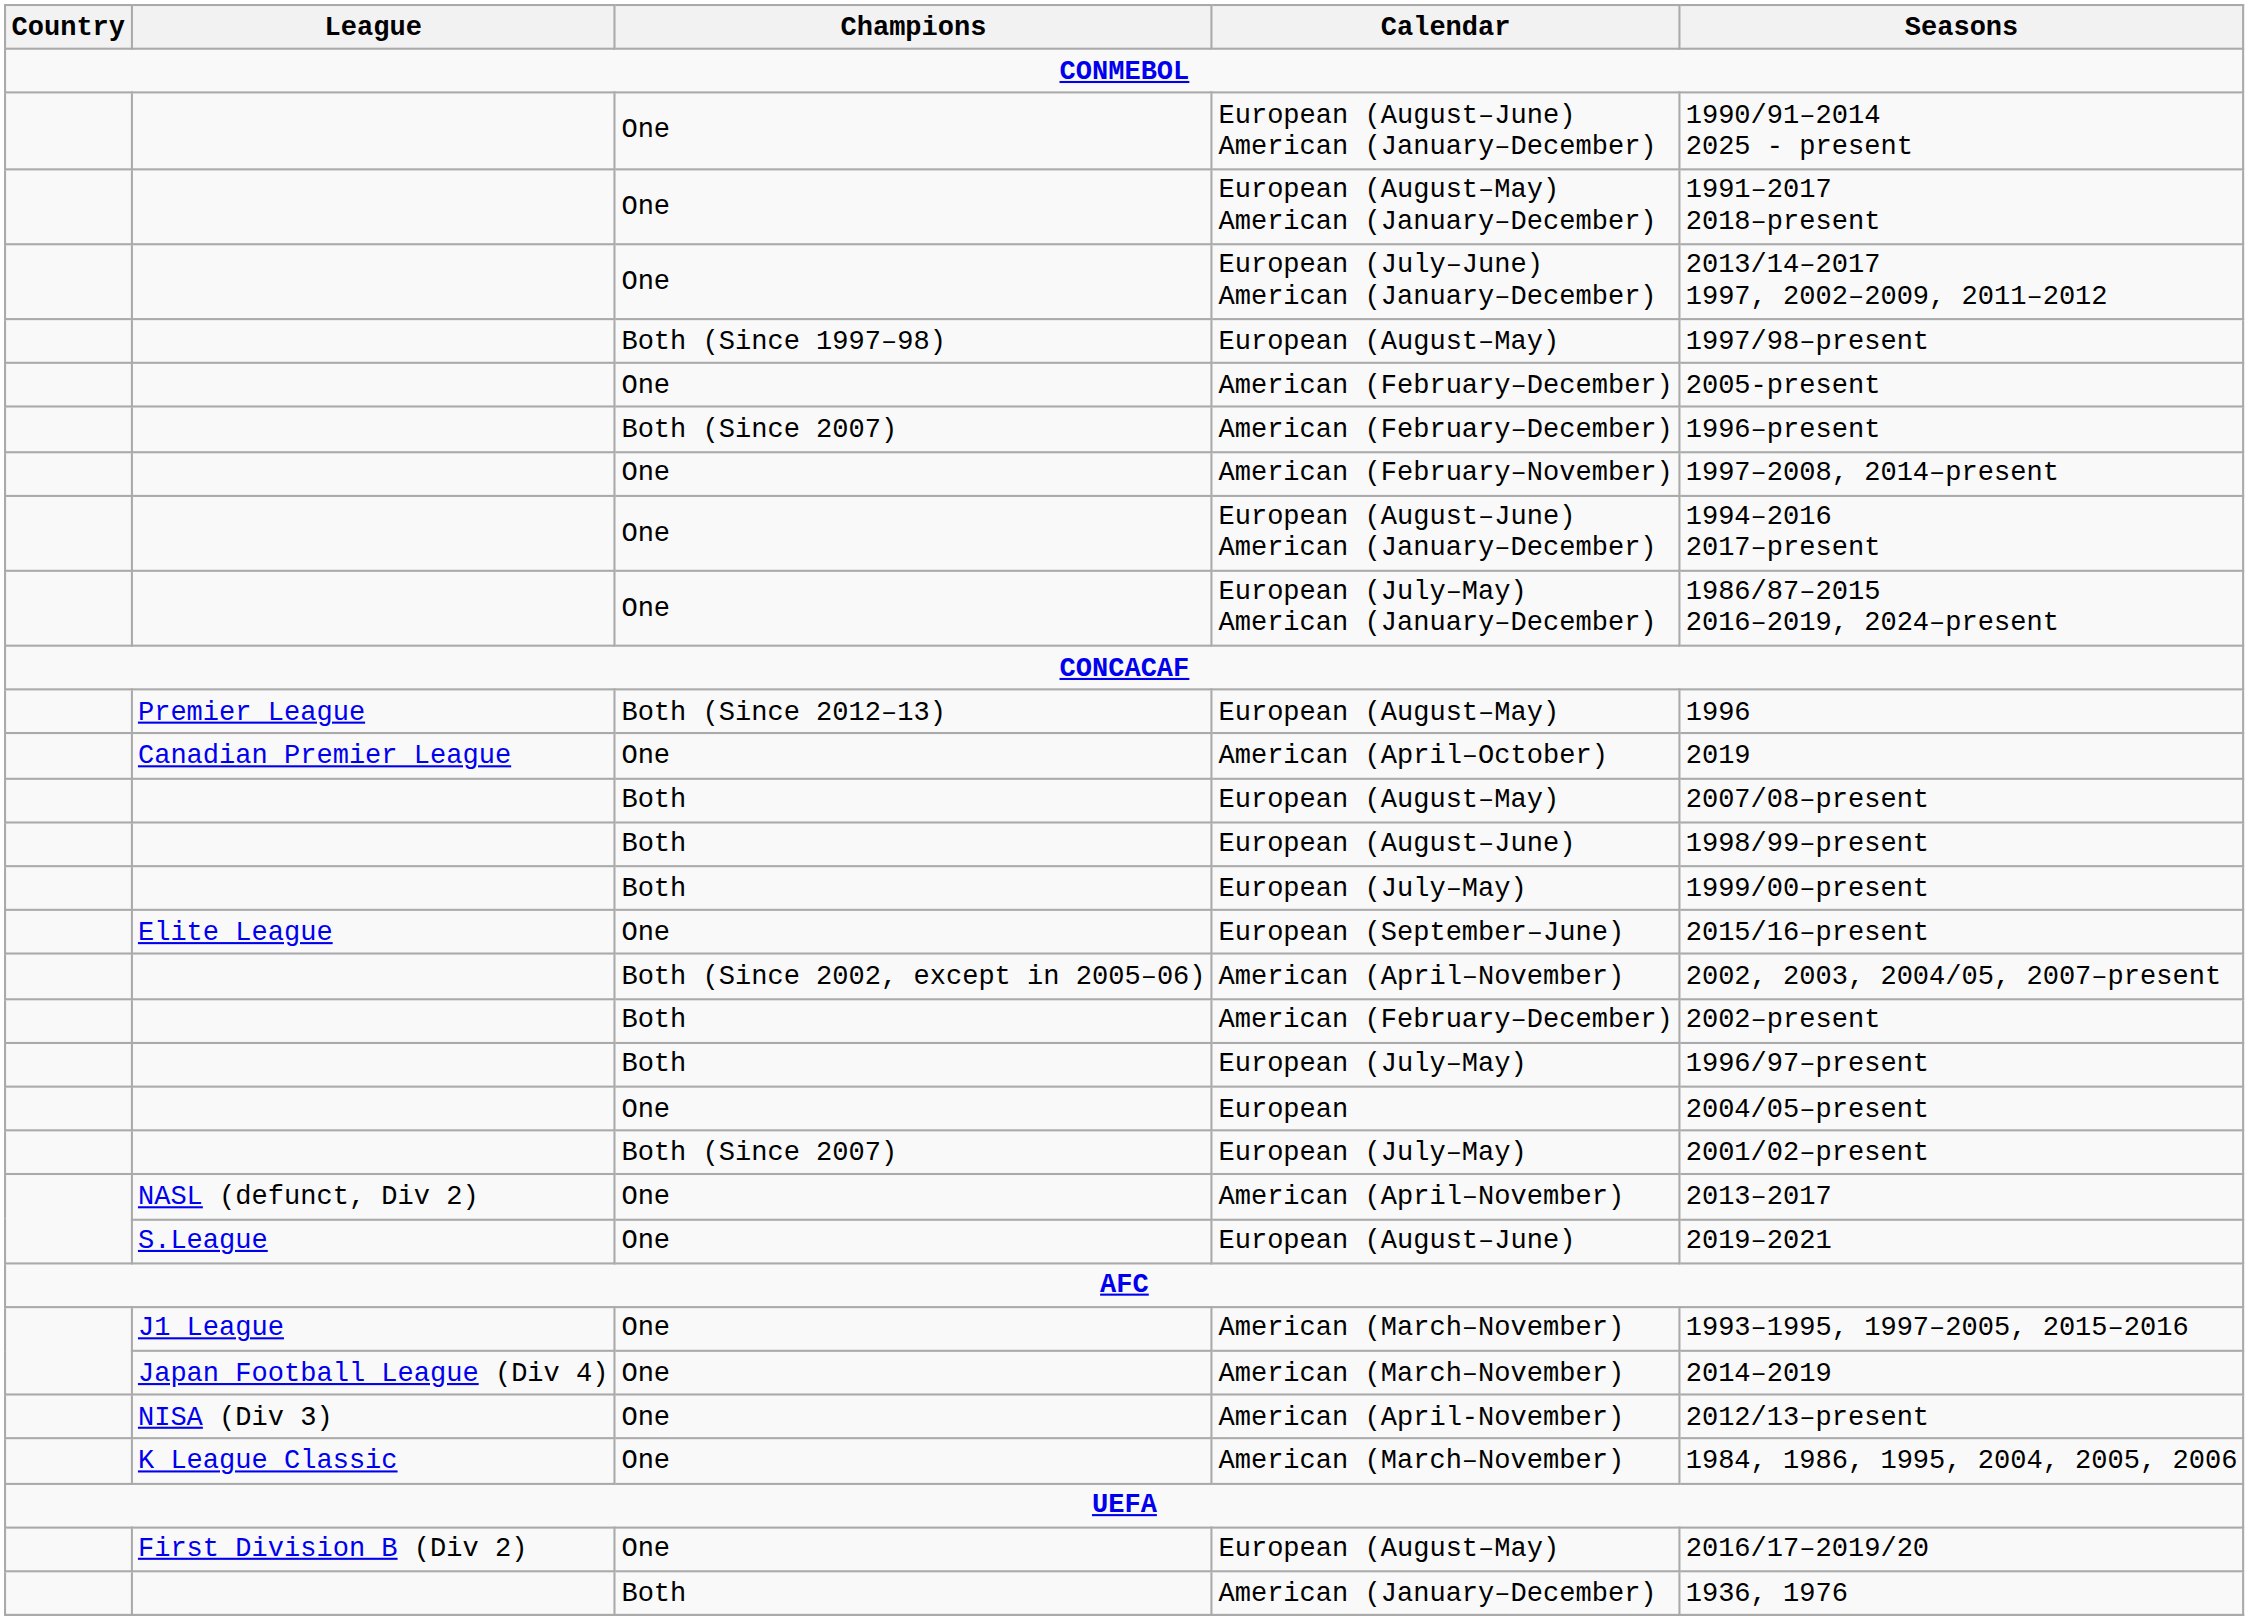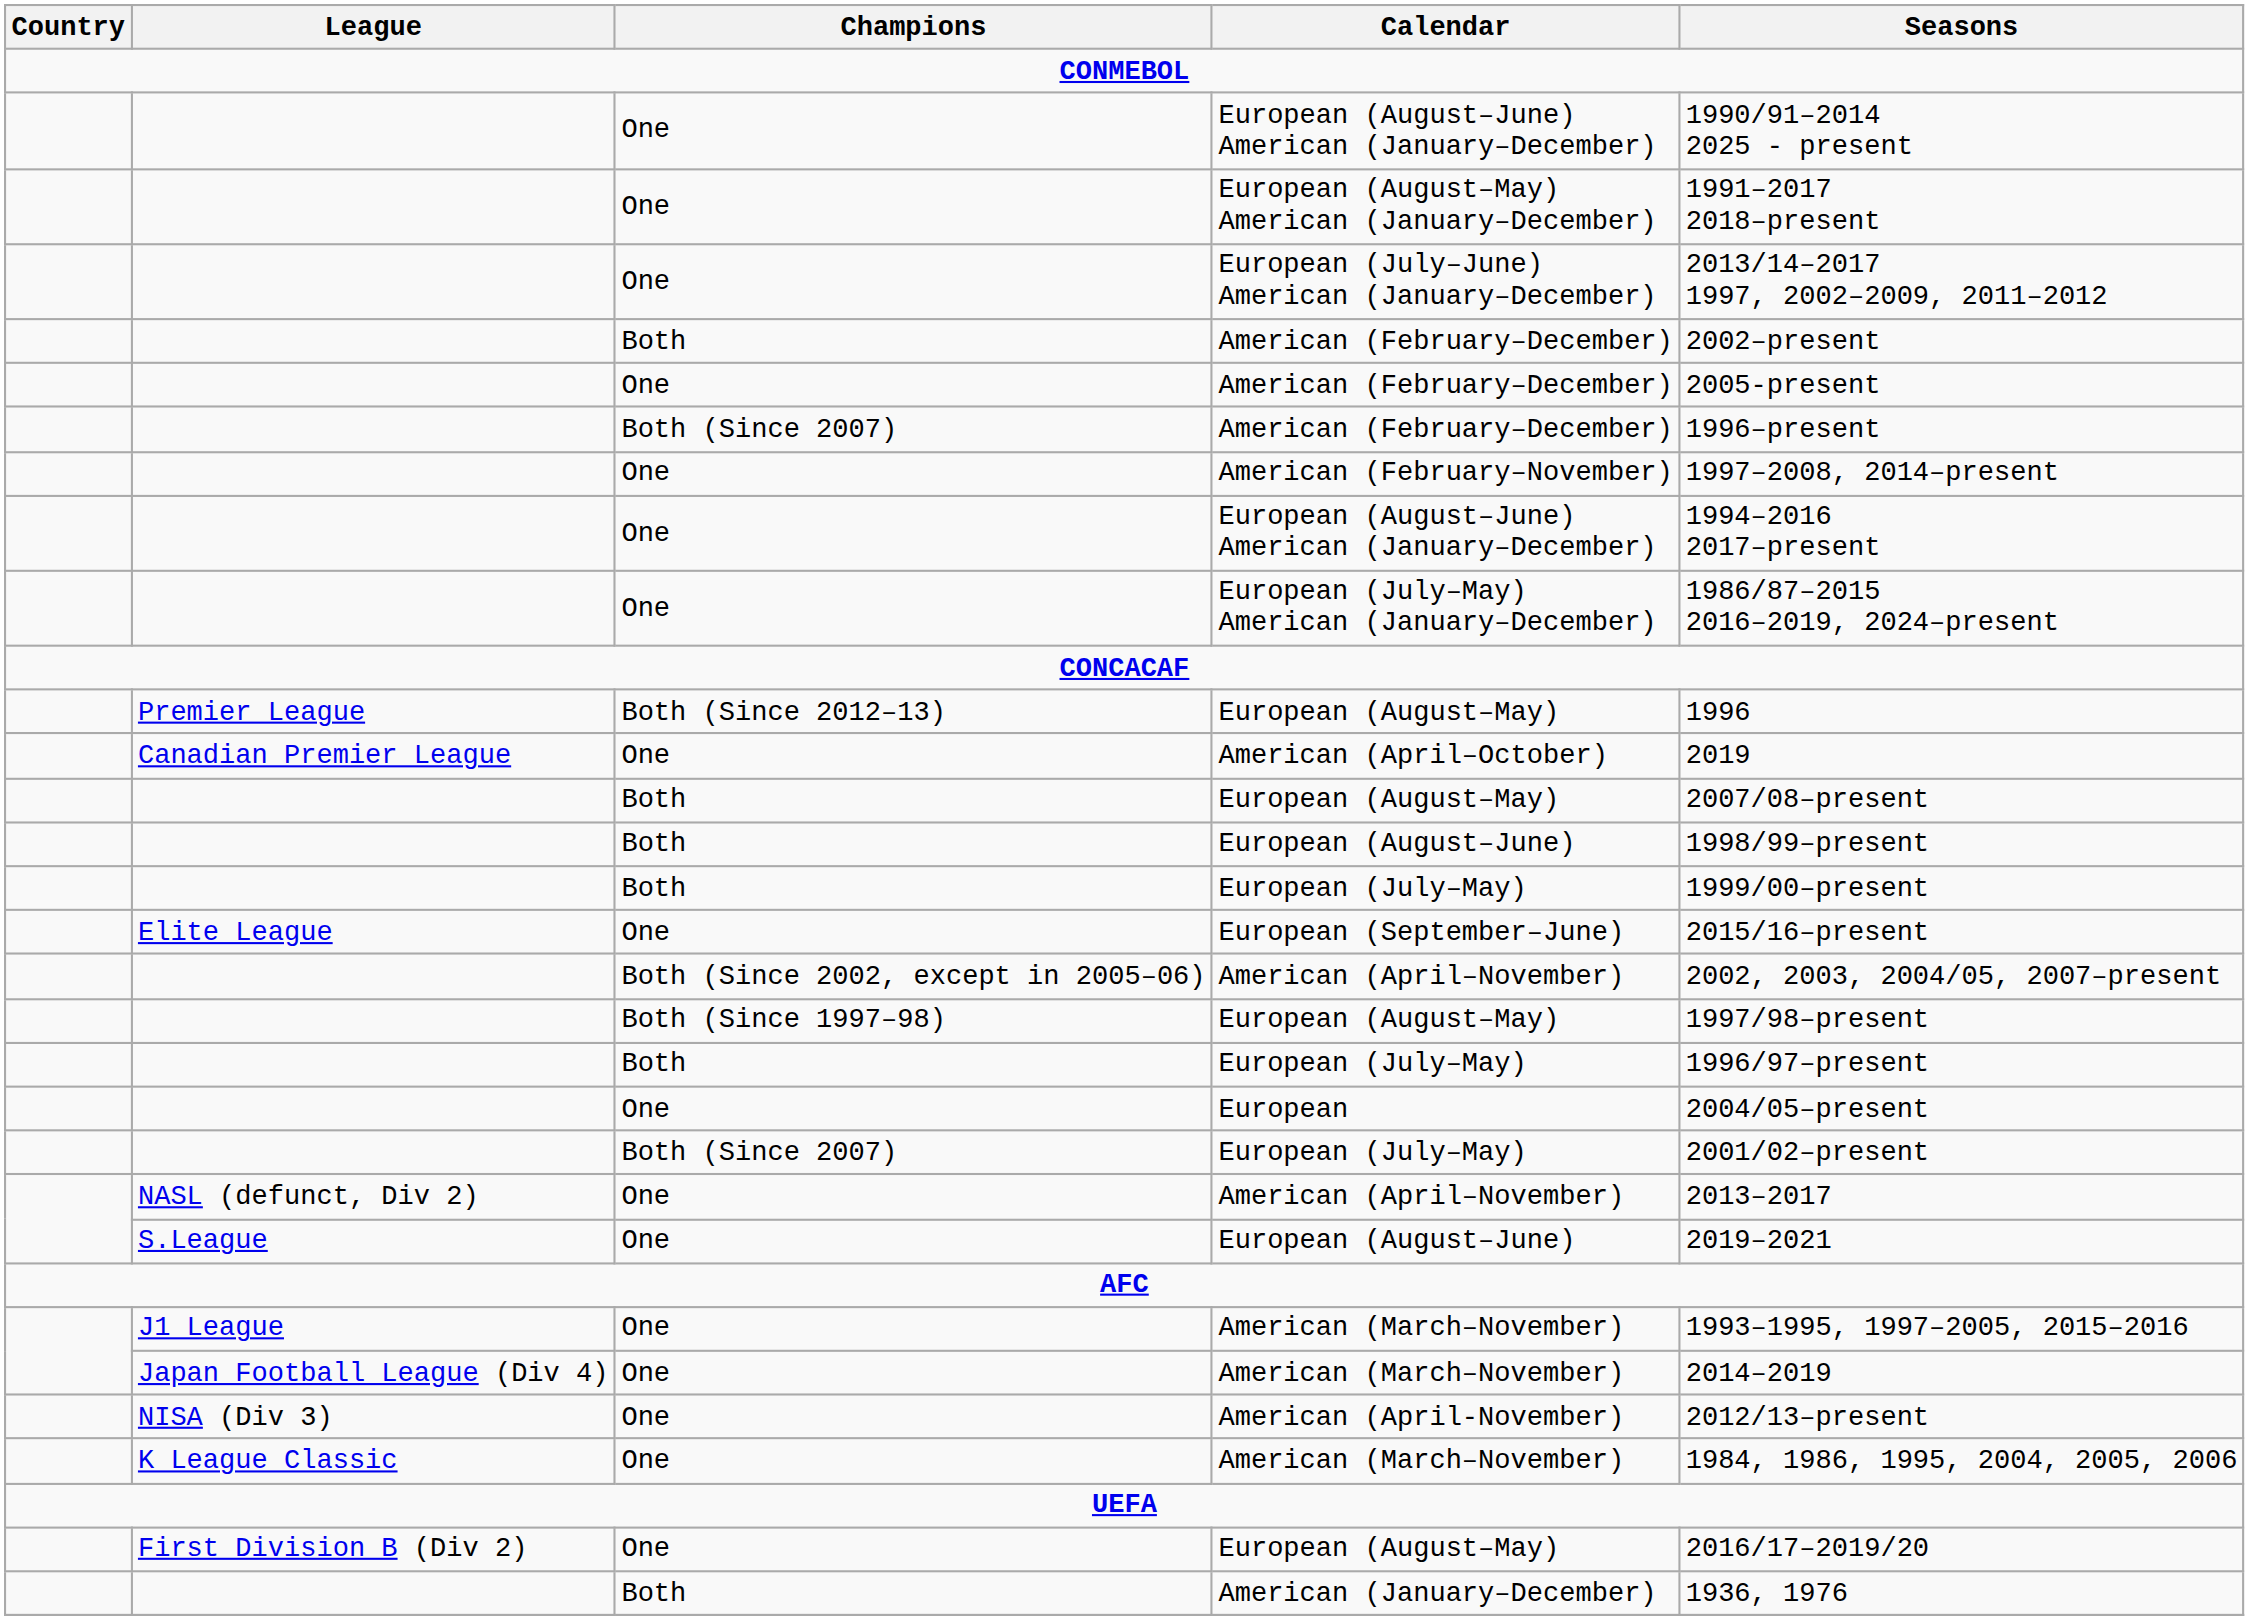rows swapped: (654, 1020) <-> (784, 341)
